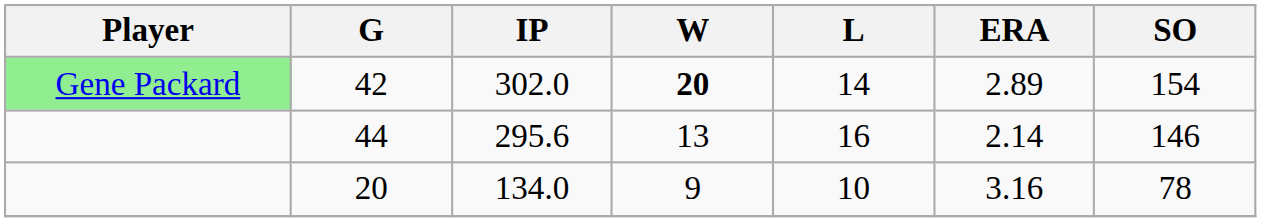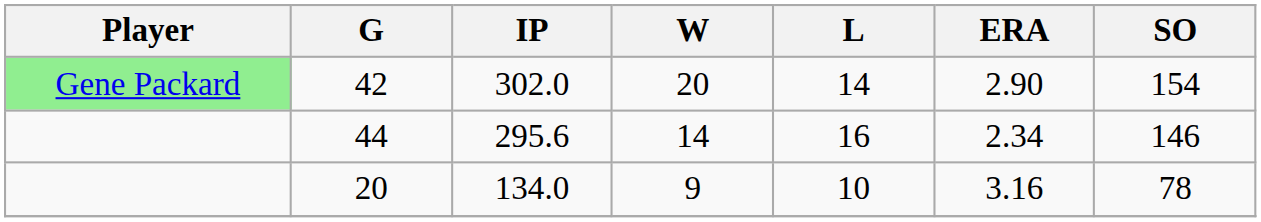(693, 83) bold -> (693, 83) normal
(1014, 83) 2.89 -> (1014, 83) 2.90
(693, 135) 13 -> (693, 135) 14
(1014, 135) 2.14 -> (1014, 135) 2.34
